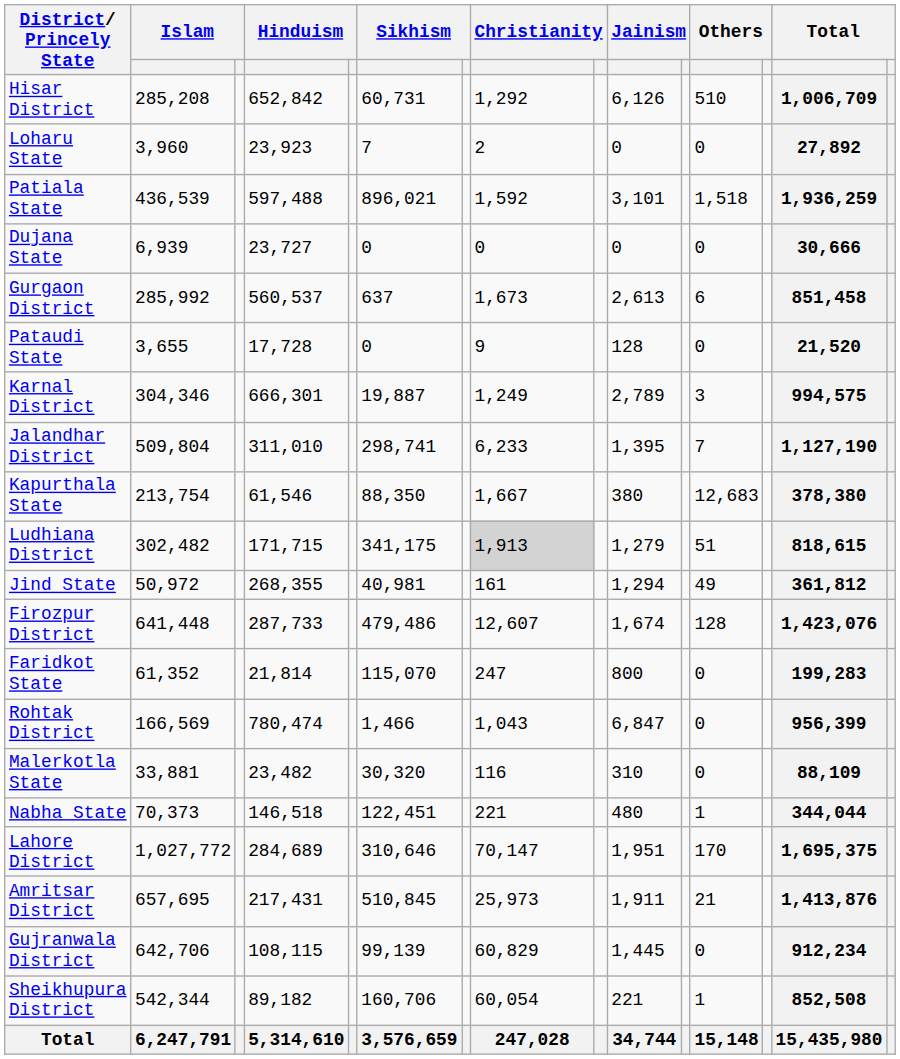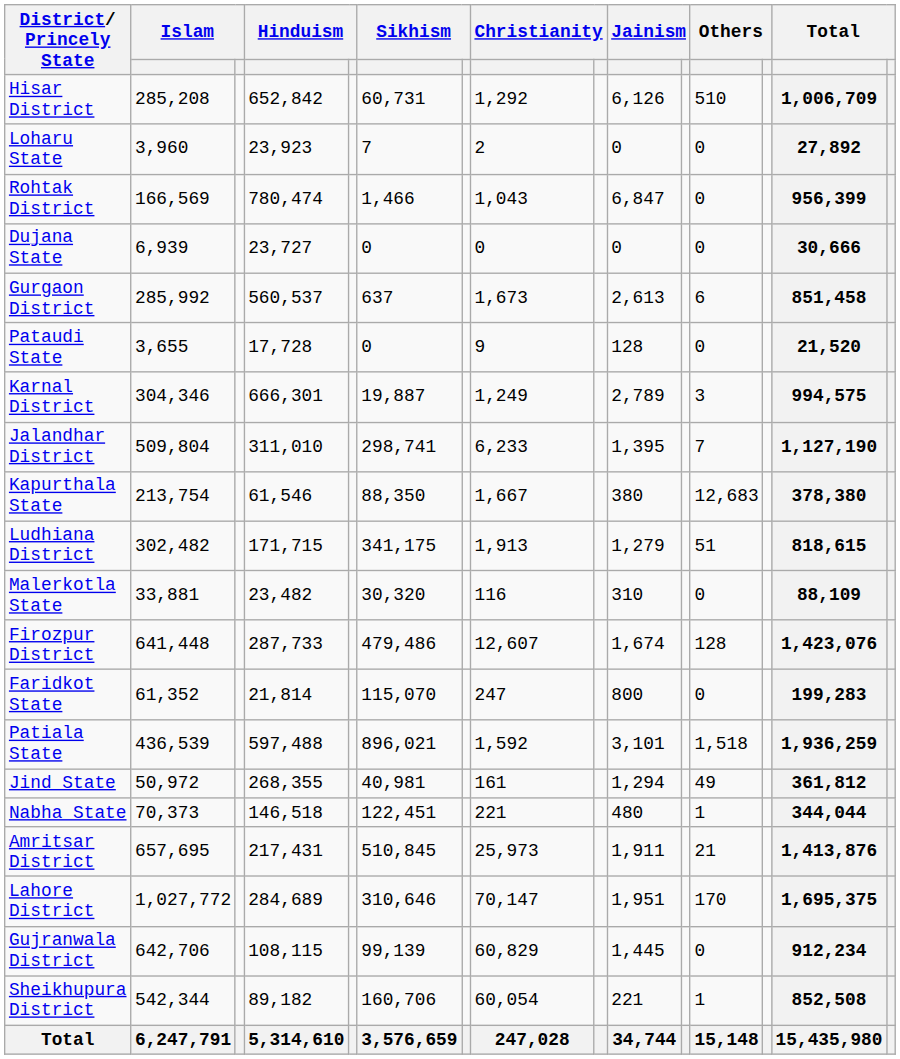rows swapped: (52, 724) <-> (46, 199)
(501, 546) lightgrey background -> (501, 546) no background
rows swapped: (62, 773) <-> (62, 585)
rows swapped: (52, 852) <-> (52, 901)
